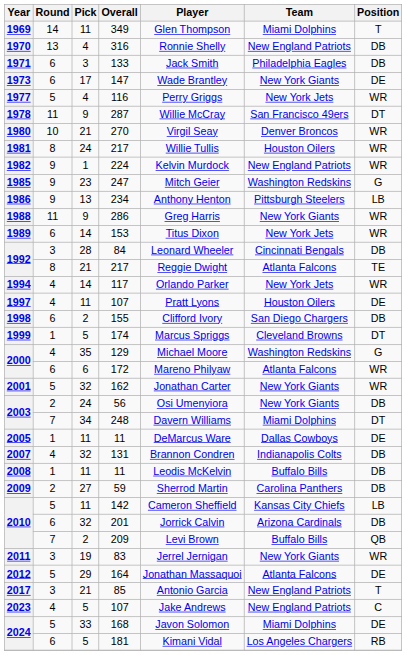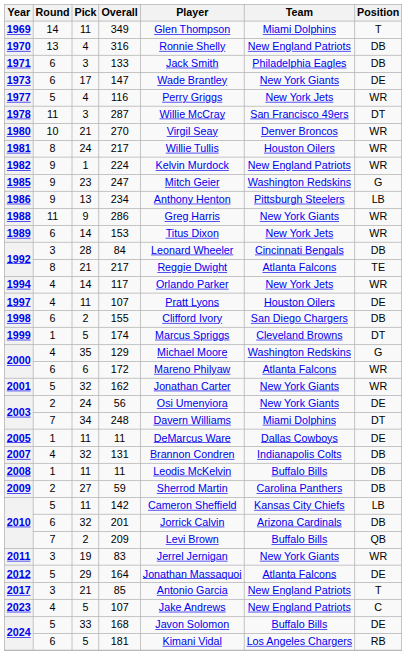(85, 115) 9 -> (85, 115) 3
(378, 404) DB -> (378, 404) DE
(299, 625) Miami Dolphins -> (299, 625) Buffalo Bills
